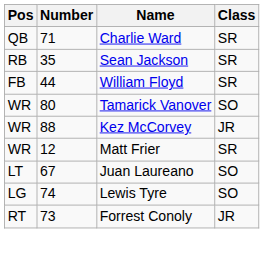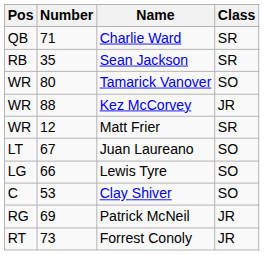- row: (142, 82)
(48, 194) 74 -> (48, 171) 66
+ row: (136, 194)
+ row: (145, 216)
